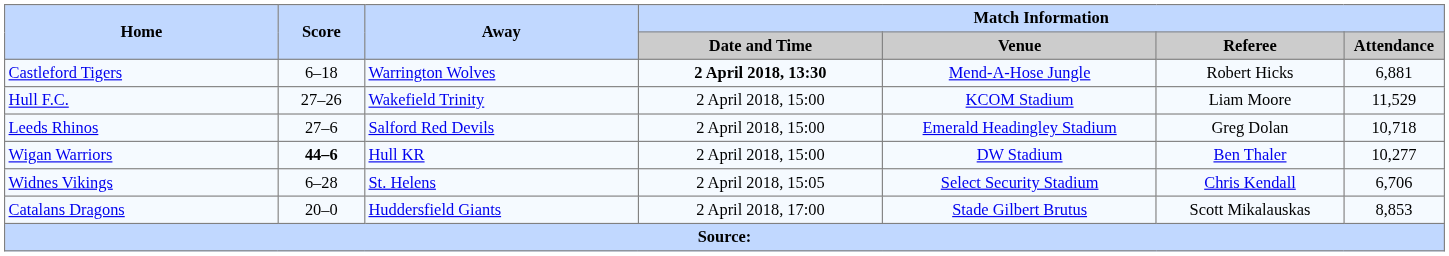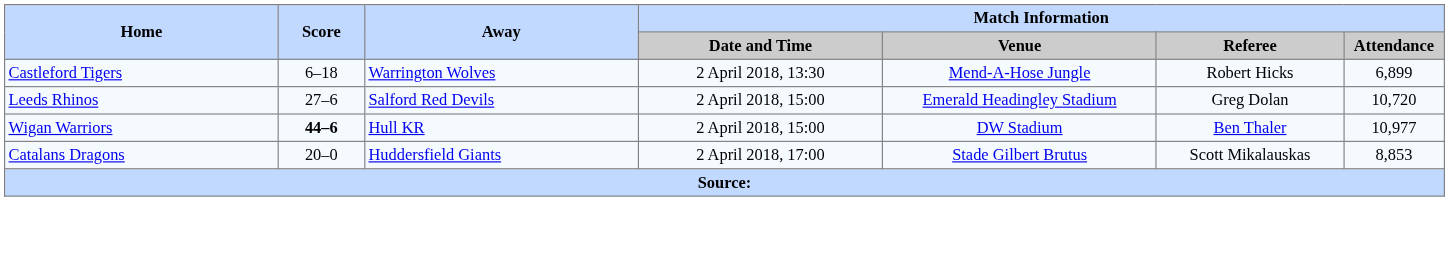(760, 72) bold -> (760, 72) normal
(1394, 72) 6,881 -> (1394, 72) 6,899
- row: (39, 100)
(1394, 127) 10,718 -> (1394, 100) 10,720
(1394, 154) 10,277 -> (1394, 127) 10,977
- row: (61, 182)
